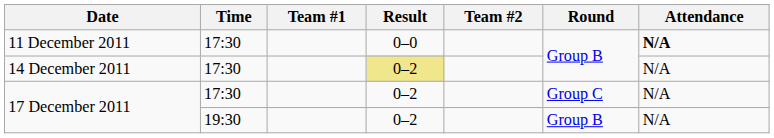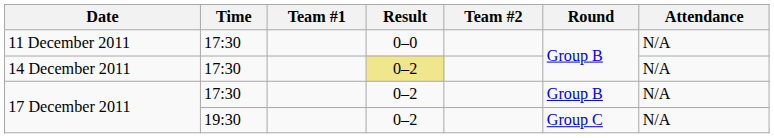(657, 42) bold -> (657, 42) normal
(575, 94) Group C -> (575, 94) Group B
(575, 119) Group B -> (575, 119) Group C
